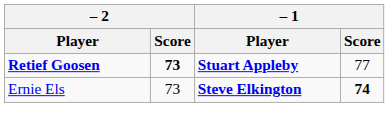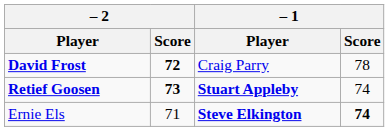+ row: (47, 65)
(362, 65) 77 -> (362, 89) 74
(172, 89) 73 -> (172, 114) 71
